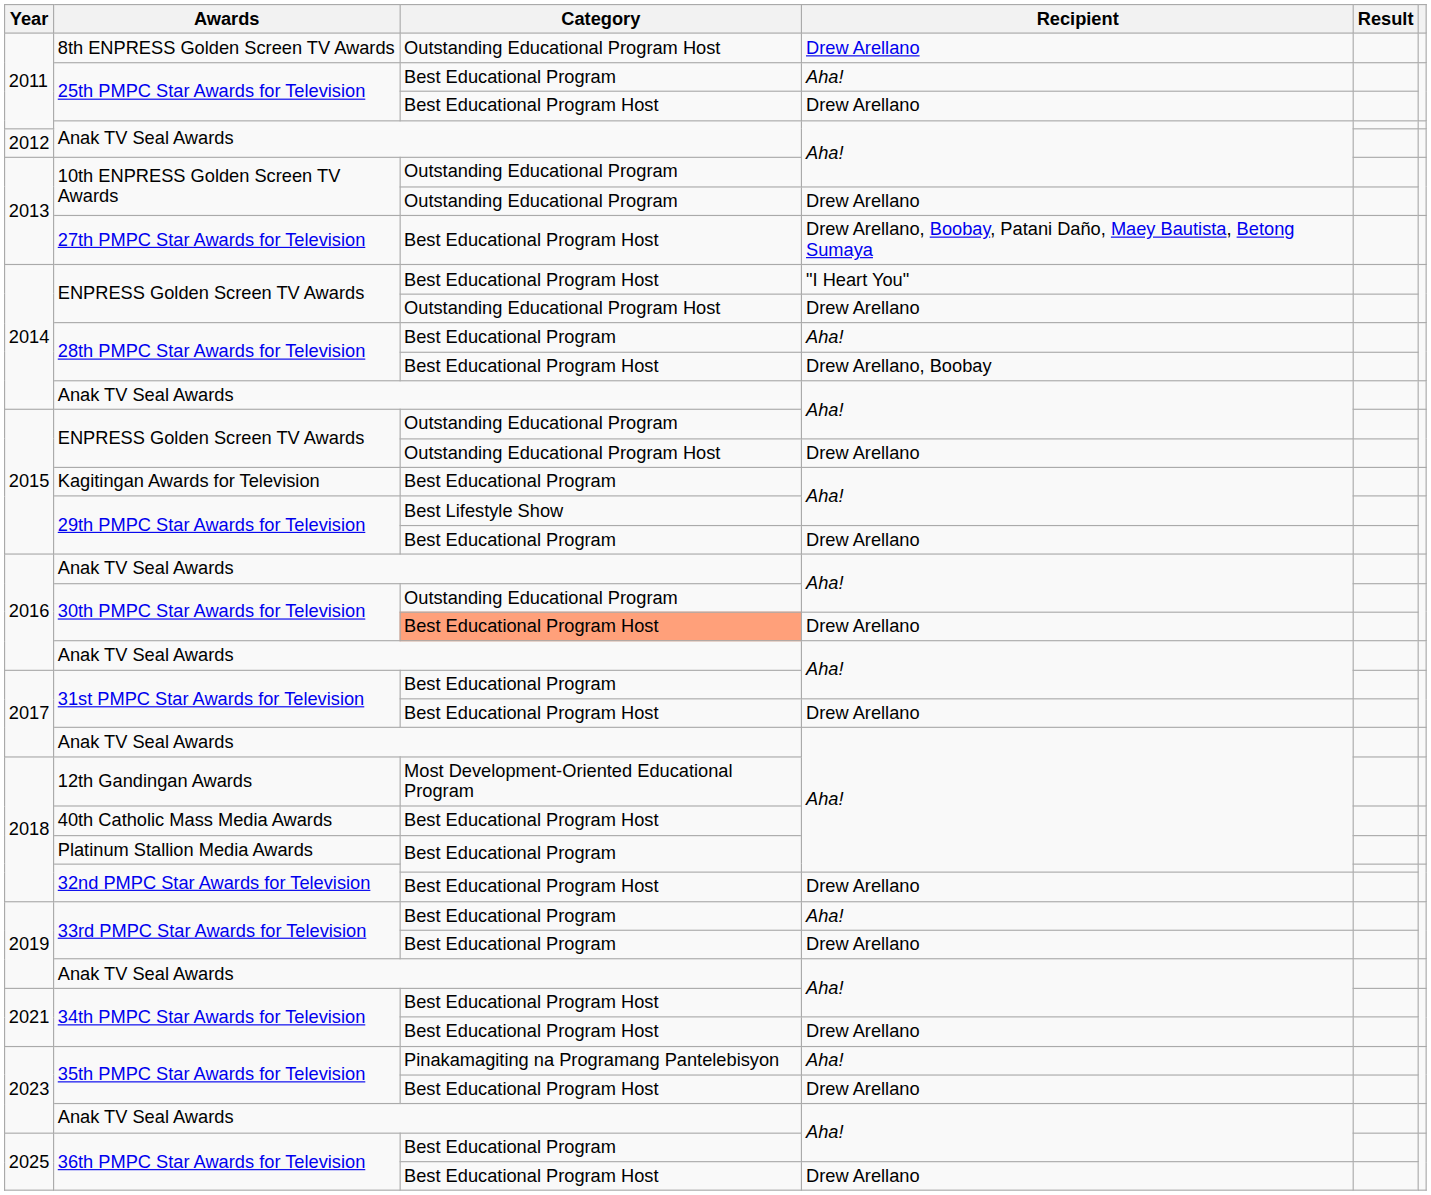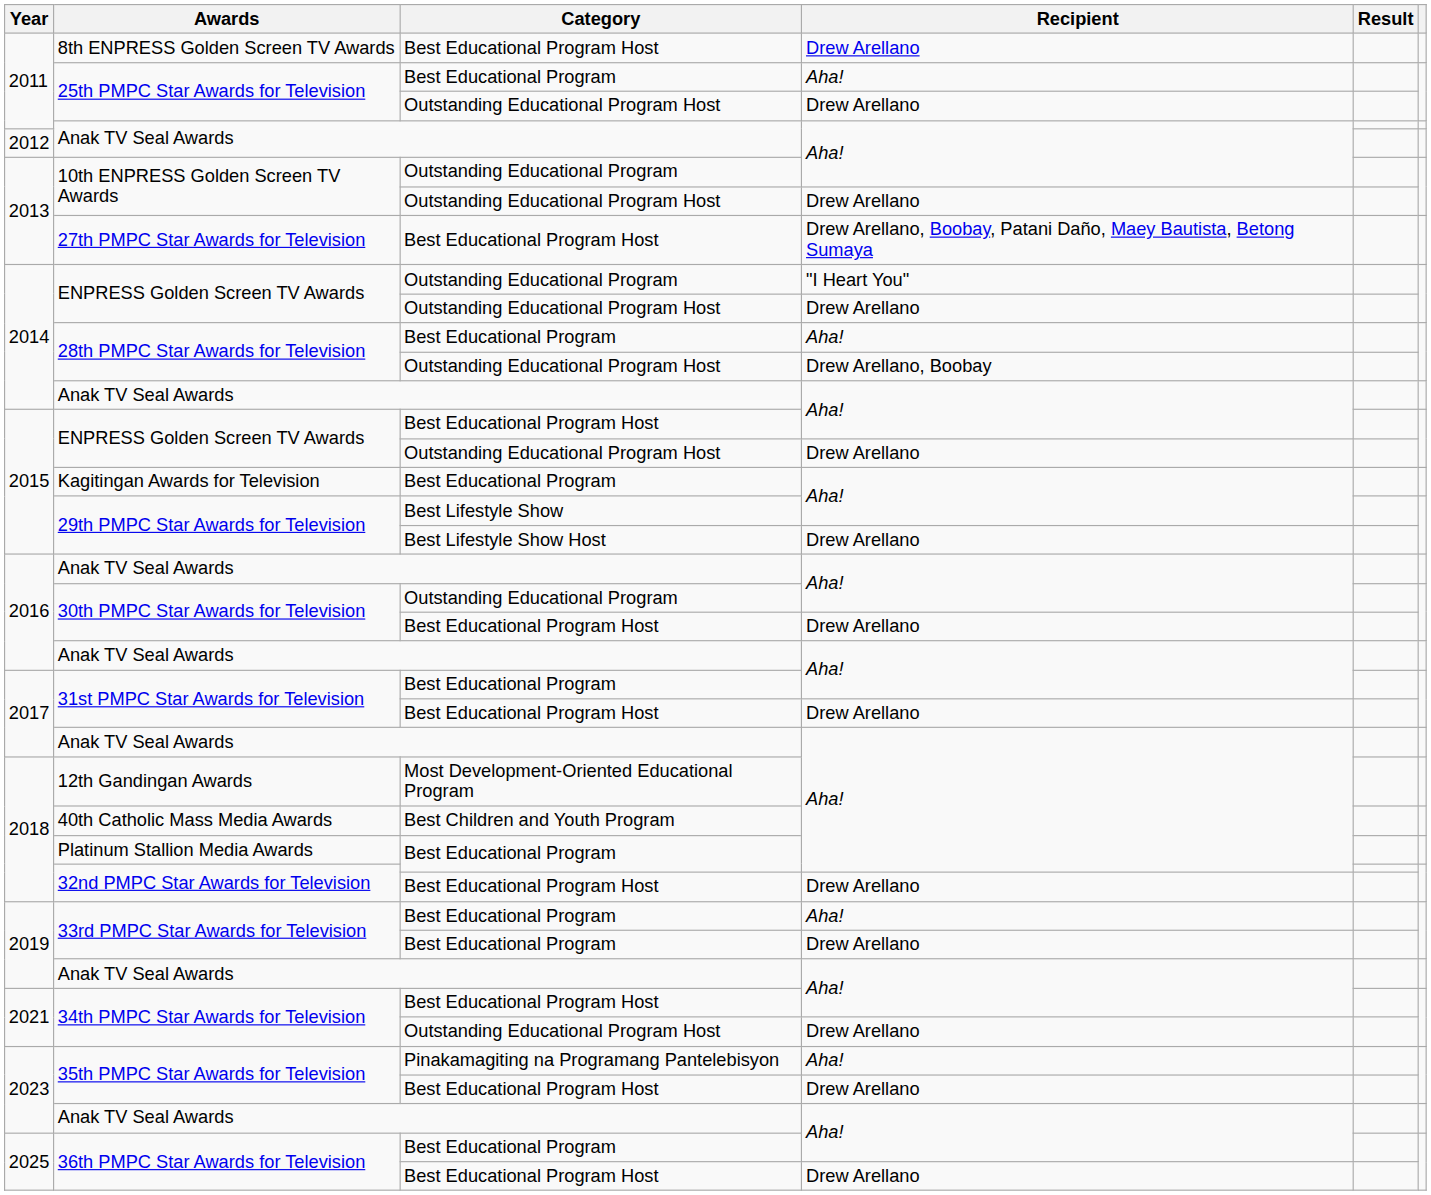(562, 47) Outstanding Educational Program Host -> (531, 47) Best Educational Program Host
(531, 105) Best Educational Program Host -> (562, 105) Outstanding Educational Program Host
(541, 200) Outstanding Educational Program -> (562, 200) Outstanding Educational Program Host
(531, 279) Best Educational Program Host -> (541, 279) Outstanding Educational Program
(531, 366) Best Educational Program Host -> (562, 366) Outstanding Educational Program Host
(541, 423) Outstanding Educational Program -> (531, 423) Best Educational Program Host
(510, 539) Best Educational Program -> (505, 539) Best Lifestyle Show Host
(531, 626) lightsalmon background -> (531, 626) no background
(531, 820) Best Educational Program Host -> (539, 820) Best Children and Youth Program
(531, 1031) Best Educational Program Host -> (562, 1031) Outstanding Educational Program Host
